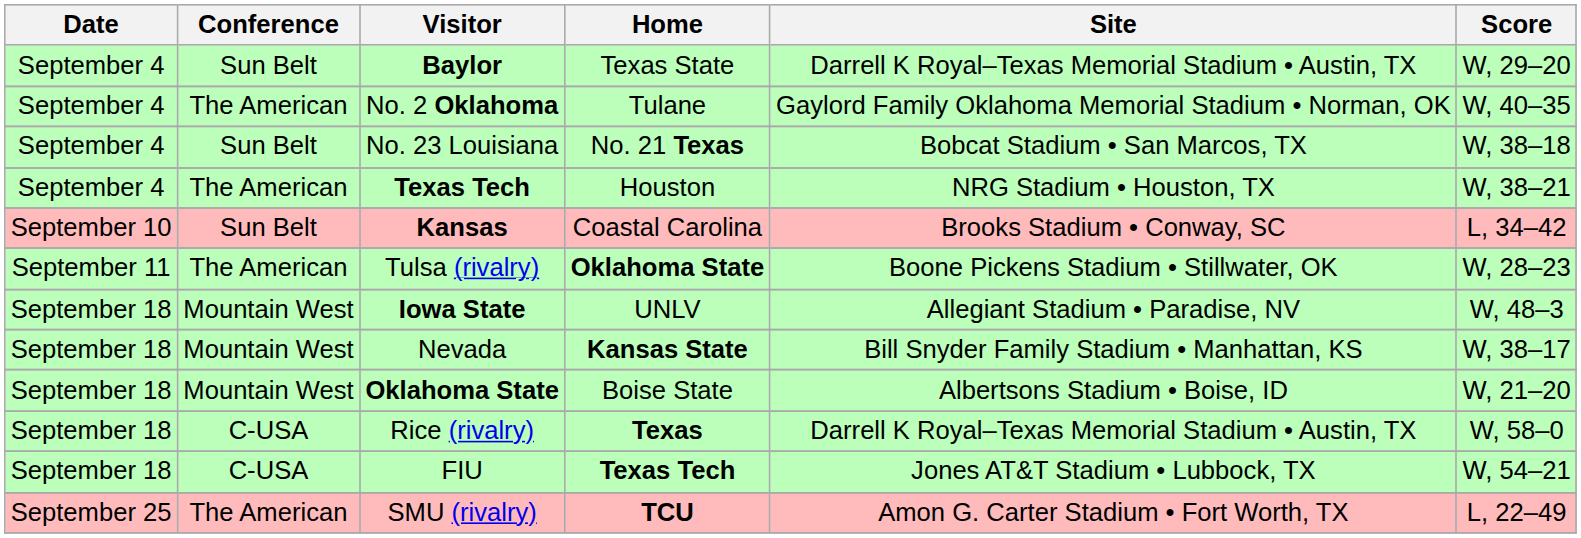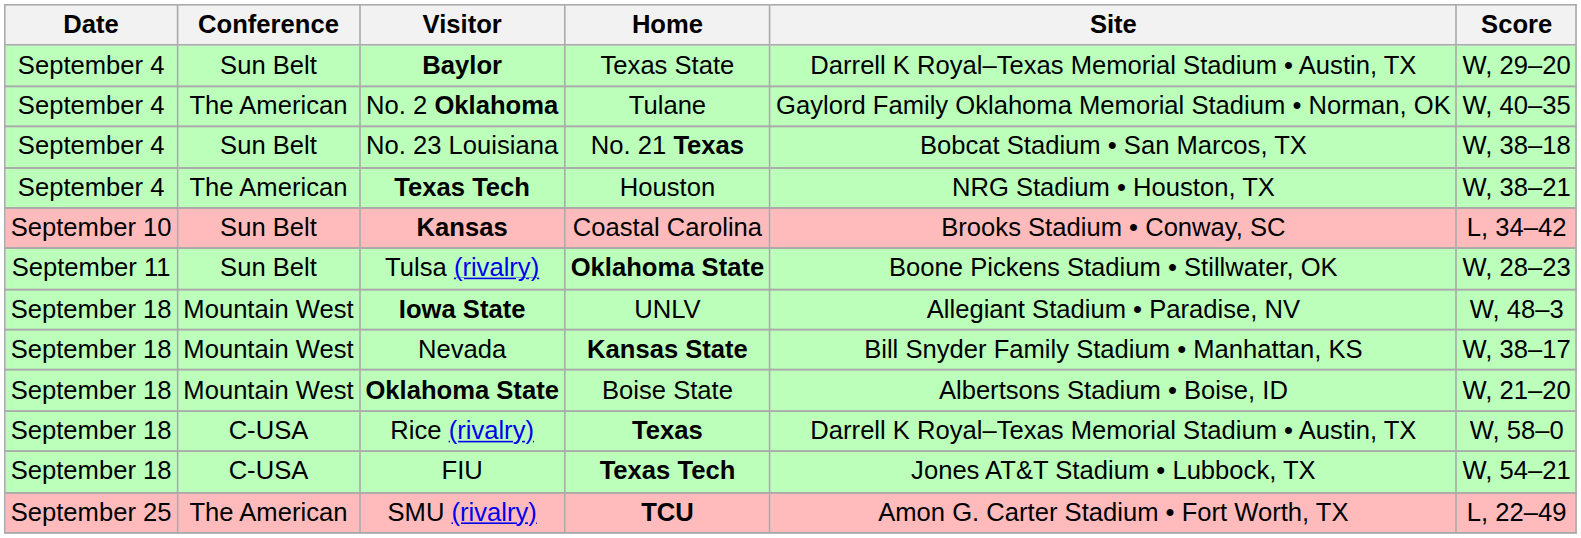(268, 268) The American -> (268, 268) Sun Belt
